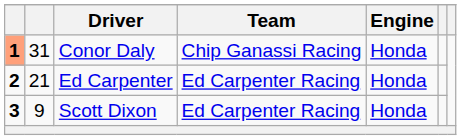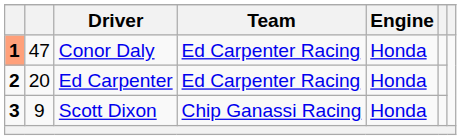(39, 50) 31 -> (39, 50) 47
(271, 50) Chip Ganassi Racing -> (271, 50) Ed Carpenter Racing
(39, 81) 21 -> (39, 81) 20
(271, 111) Ed Carpenter Racing -> (271, 111) Chip Ganassi Racing
